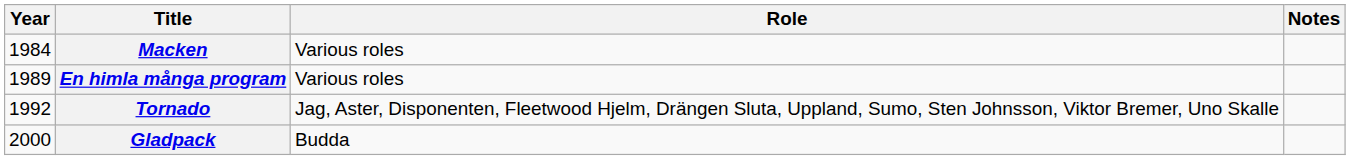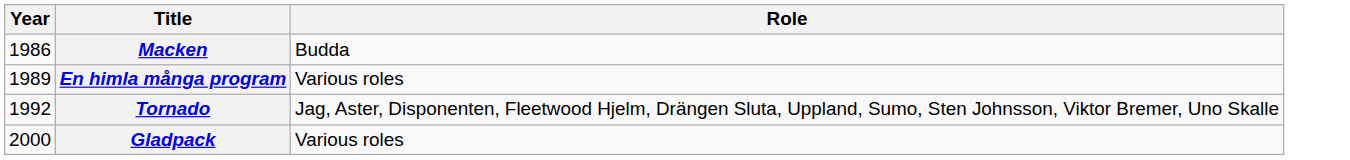- column: (1314, 19)
(30, 49) 1984 -> (30, 49) 1986
(349, 49) Various roles -> (322, 49) Budda
(322, 139) Budda -> (349, 139) Various roles
